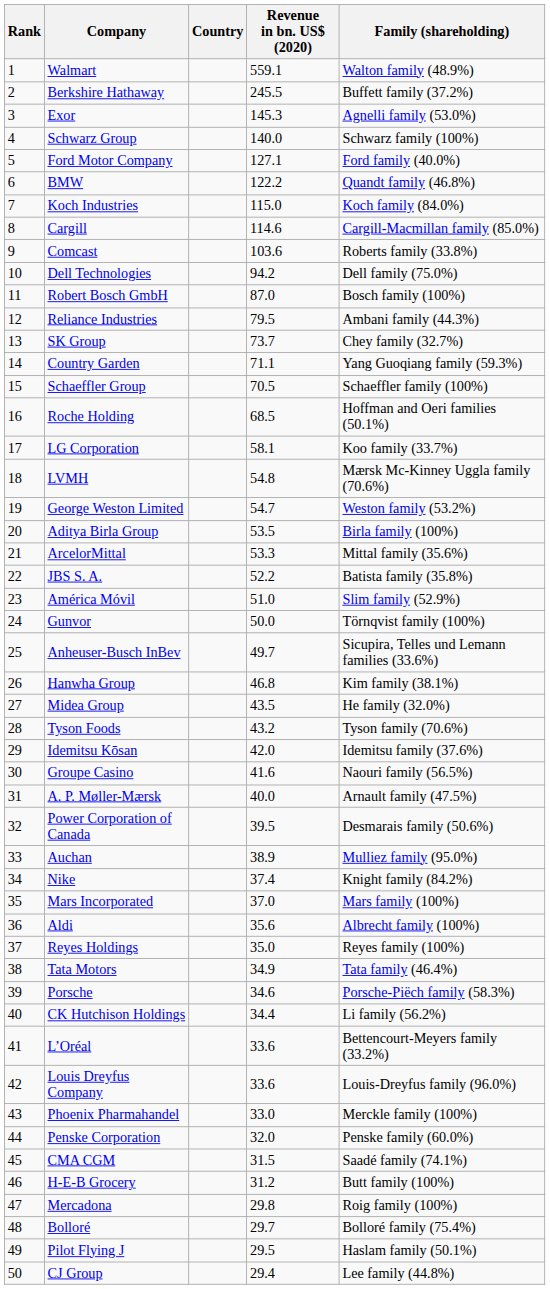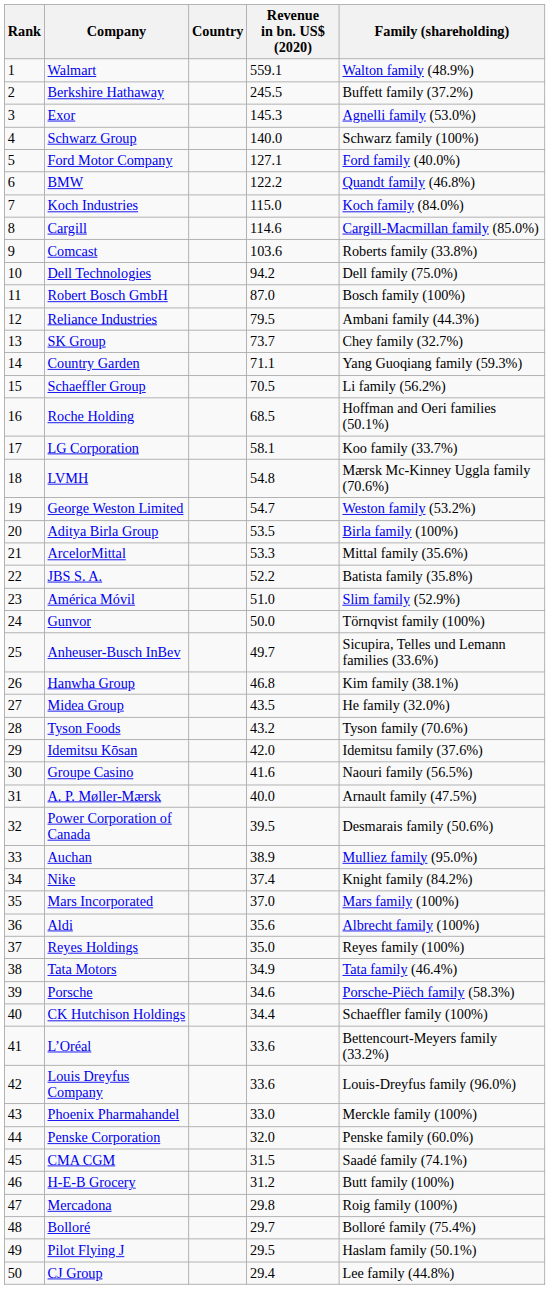(415, 386) Schaeffler family (100%) -> (394, 386) Li family (56.2%)
(394, 1015) Li family (56.2%) -> (415, 1015) Schaeffler family (100%)
